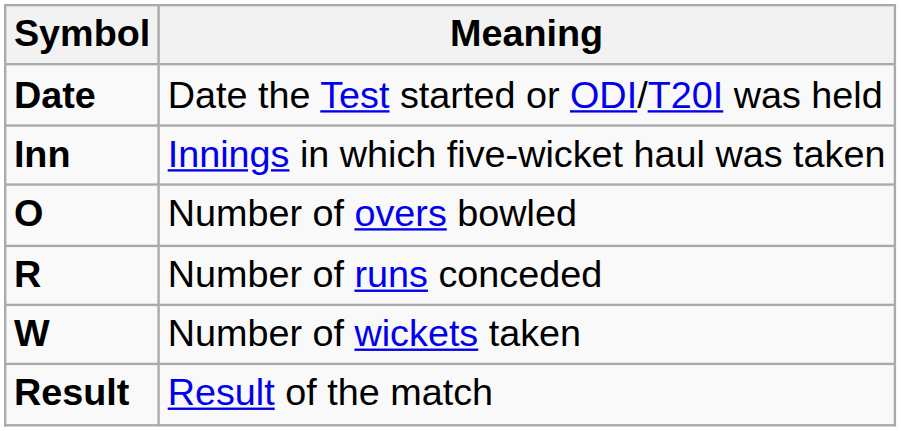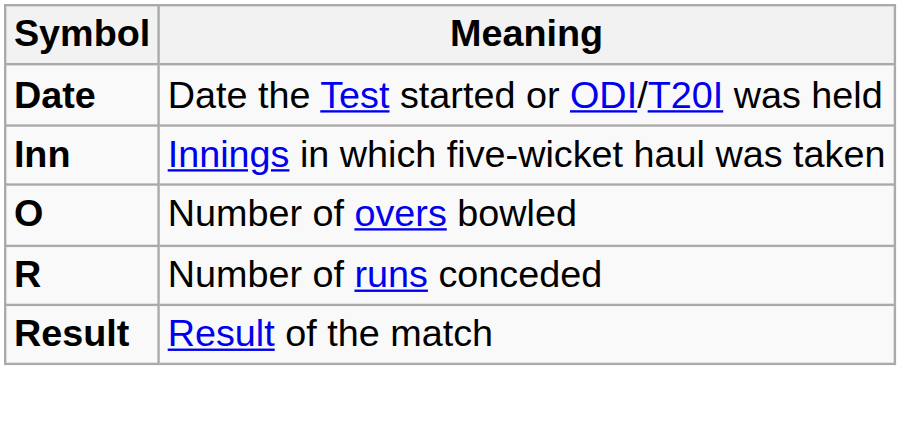- row: (32, 333)
